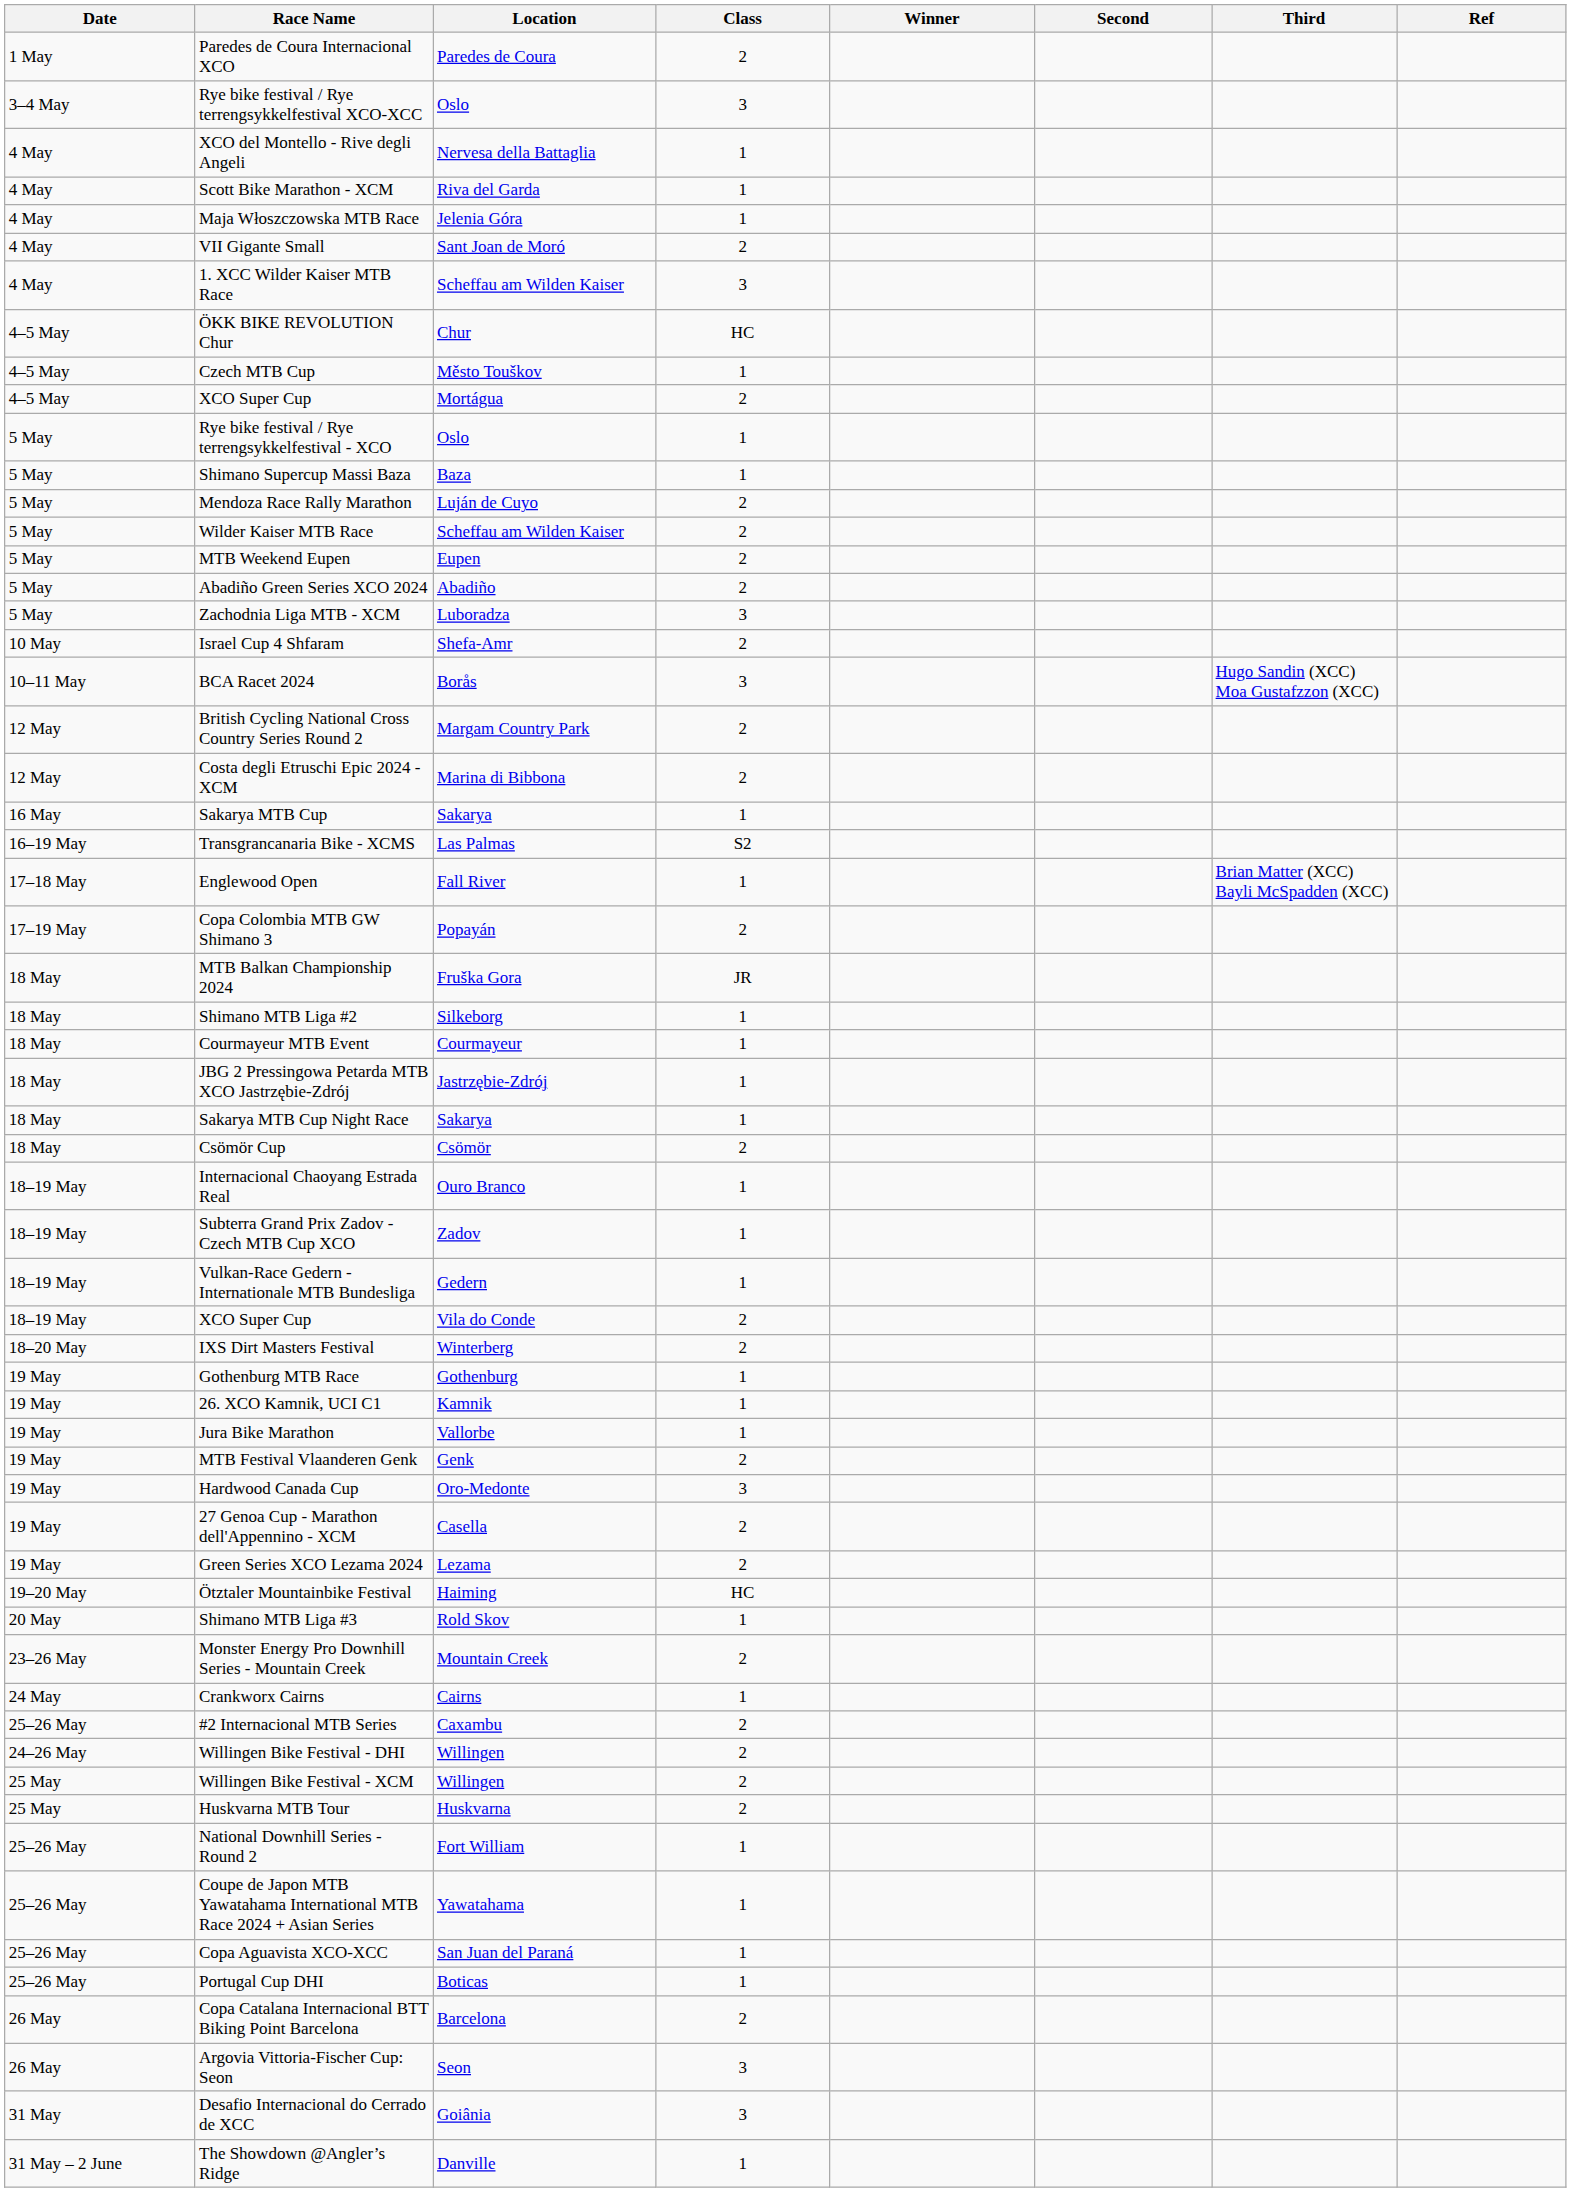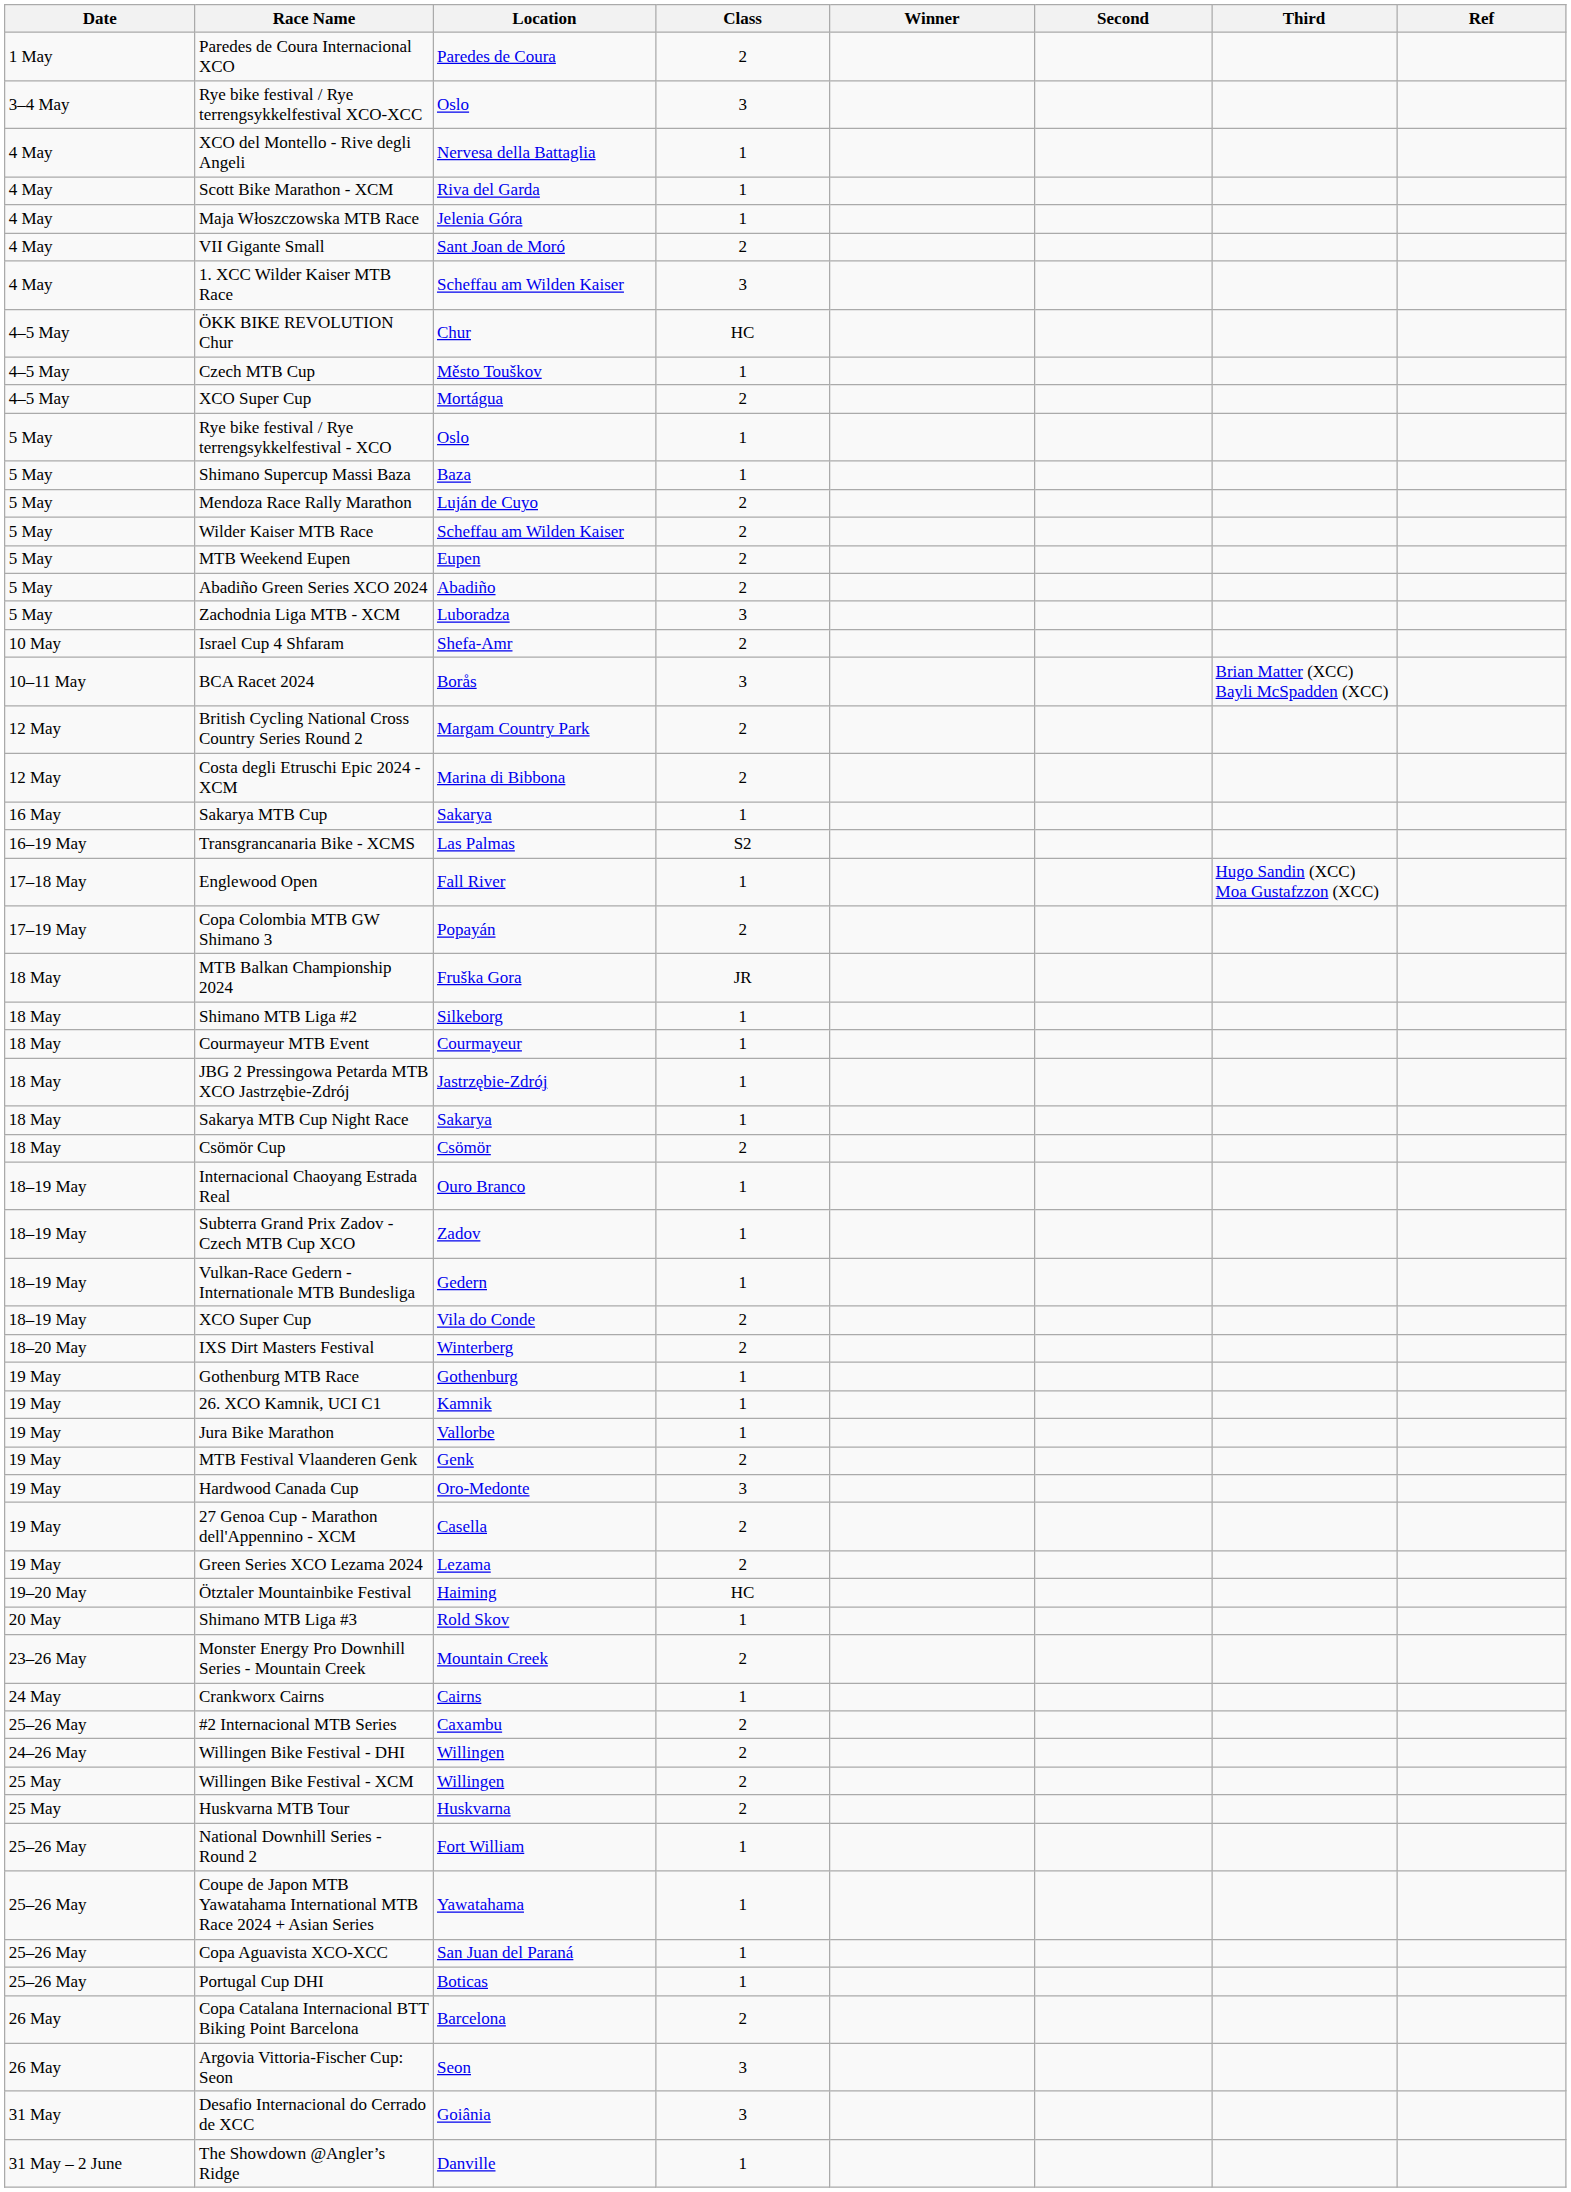(1297, 681) Hugo Sandin (XCC) Moa Gustafzzon (XCC) -> (1302, 681) Brian Matter (XCC) Bayli McSpadden (XCC)
(1302, 881) Brian Matter (XCC) Bayli McSpadden (XCC) -> (1297, 881) Hugo Sandin (XCC) Moa Gustafzzon (XCC)
